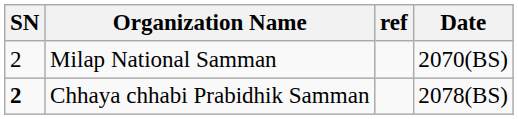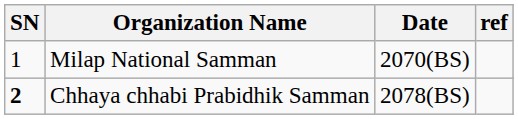columns swapped: (463, 22) <-> (394, 22)
(16, 59) 2 -> (16, 59) 1
